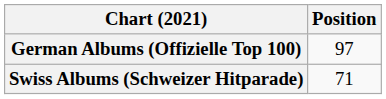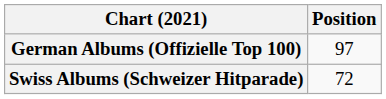(344, 78) 71 -> (344, 78) 72
